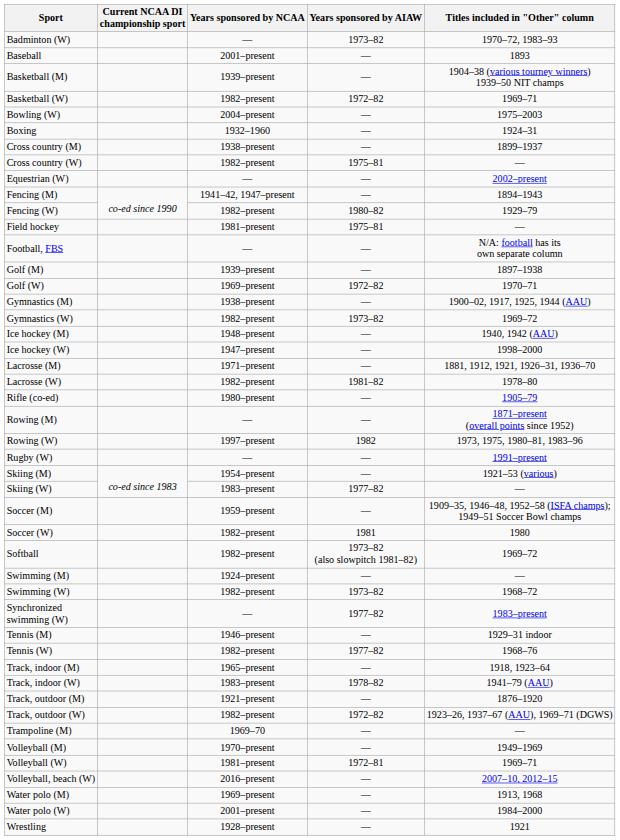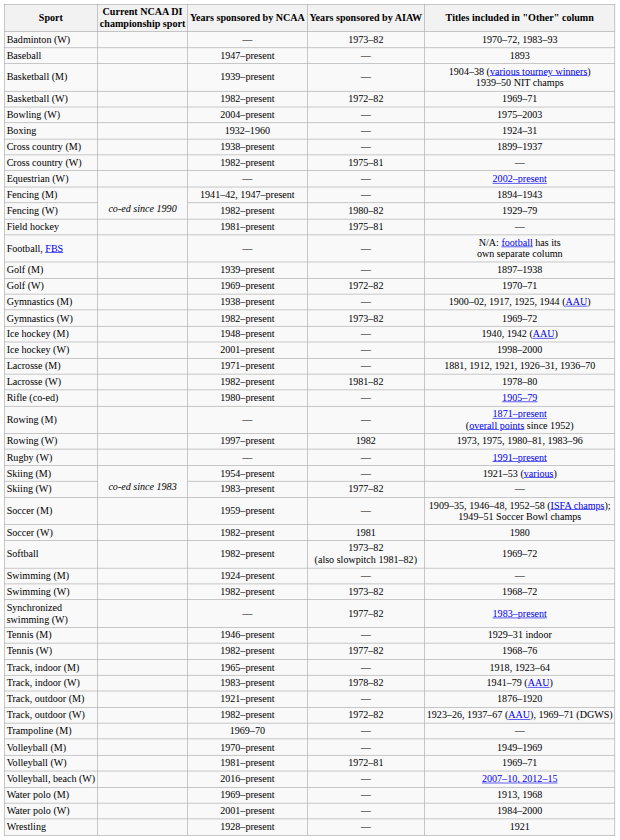(247, 55) 2001–present -> (247, 55) 1947–present
(247, 350) 1947–present -> (247, 350) 2001–present
